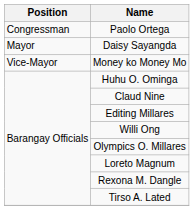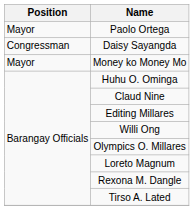(38, 29) Congressman -> (21, 29) Mayor
(21, 46) Mayor -> (38, 46) Congressman
(32, 63) Vice-Mayor -> (21, 63) Mayor
